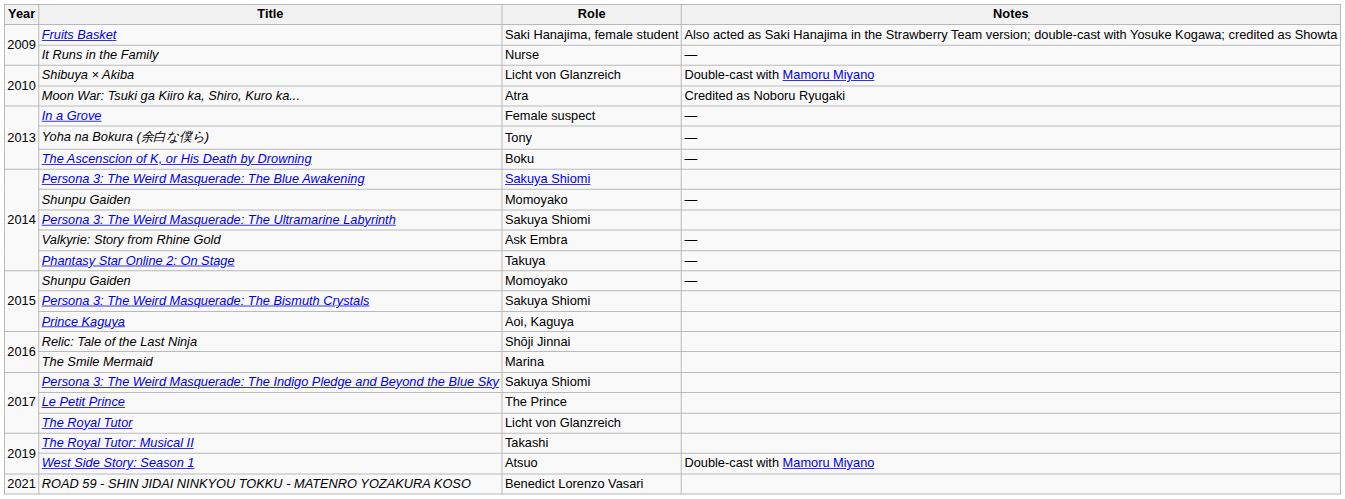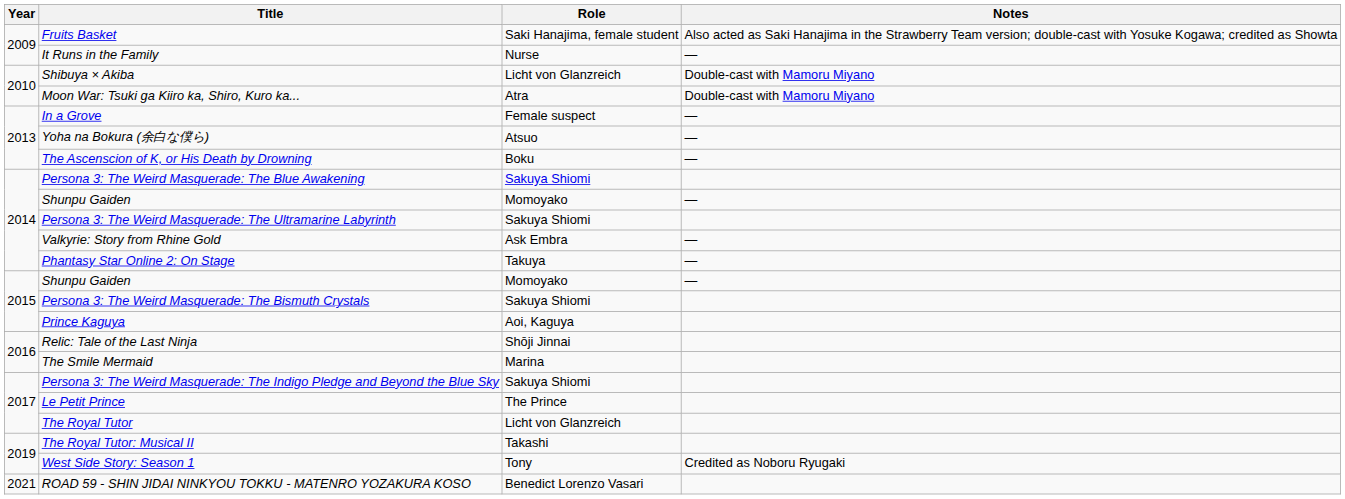(765, 95) Credited as Noboru Ryugaki -> (779, 95) Double-cast with Mamoru Miyano
(518, 137) Tony -> (521, 137) Atsuo
(521, 463) Atsuo -> (518, 463) Tony
(779, 463) Double-cast with Mamoru Miyano -> (765, 463) Credited as Noboru Ryugaki
